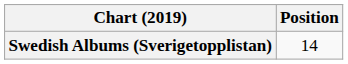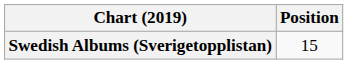(309, 45) 14 -> (309, 45) 15
